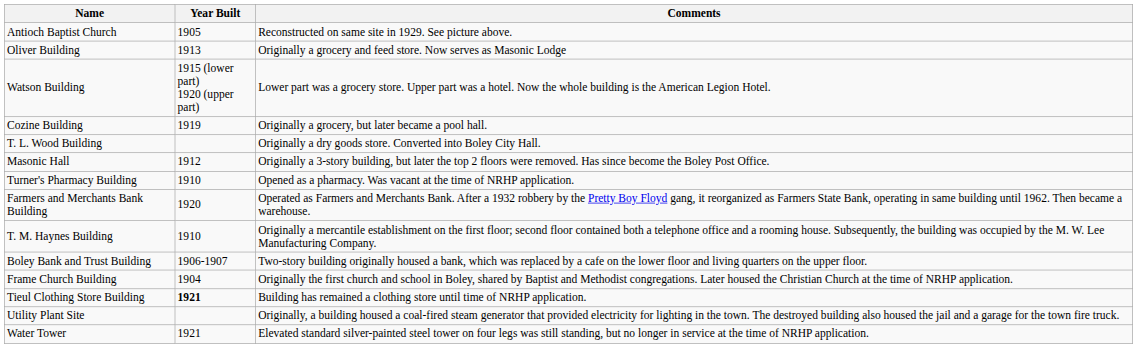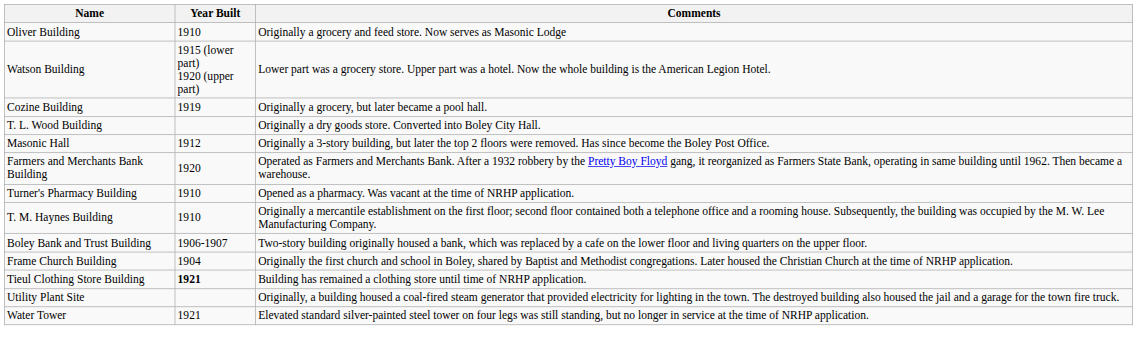- row: (62, 31)
(189, 50) 1913 -> (189, 31) 1910
rows swapped: (75, 205) <-> (72, 180)
